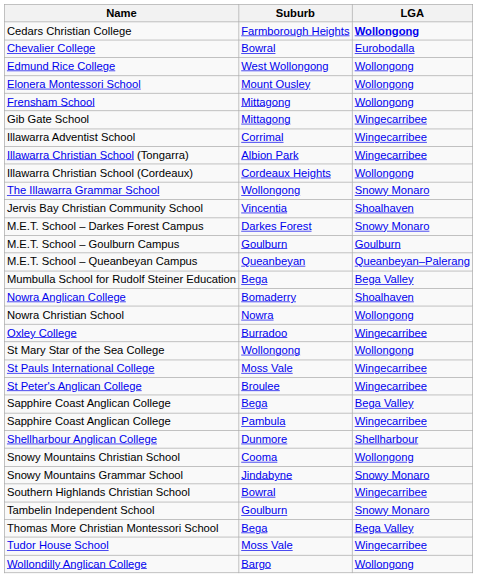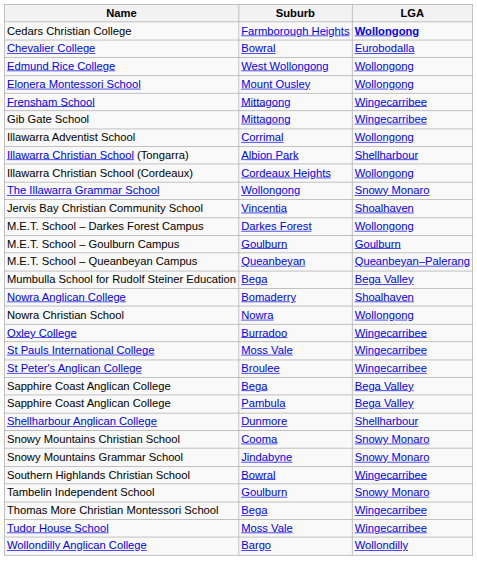(384, 102) Wollongong -> (391, 102) Wingecarribee
(391, 137) Wingecarribee -> (384, 137) Wollongong
(391, 155) Wingecarribee -> (386, 155) Shellharbour
(392, 226) Snowy Monaro -> (384, 226) Wollongong
- row: (86, 350)
(391, 421) Wingecarribee -> (384, 404) Bega Valley
(384, 457) Wollongong -> (392, 439) Snowy Monaro
(384, 528) Bega Valley -> (391, 510) Wingecarribee
(384, 564) Wollongong -> (381, 546) Wollondilly
